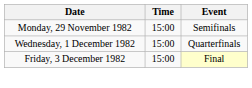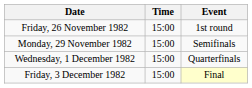+ row: (75, 28)
